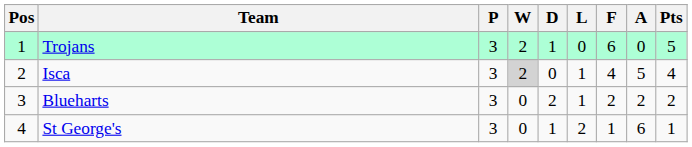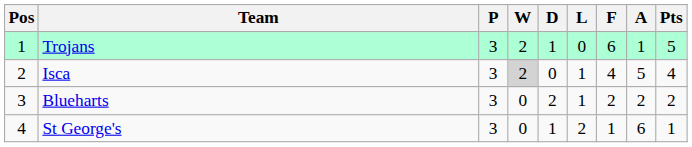(641, 45) 0 -> (641, 45) 1
